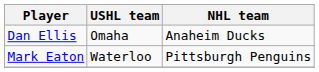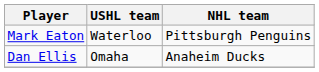rows swapped: (46, 56) <-> (42, 36)
